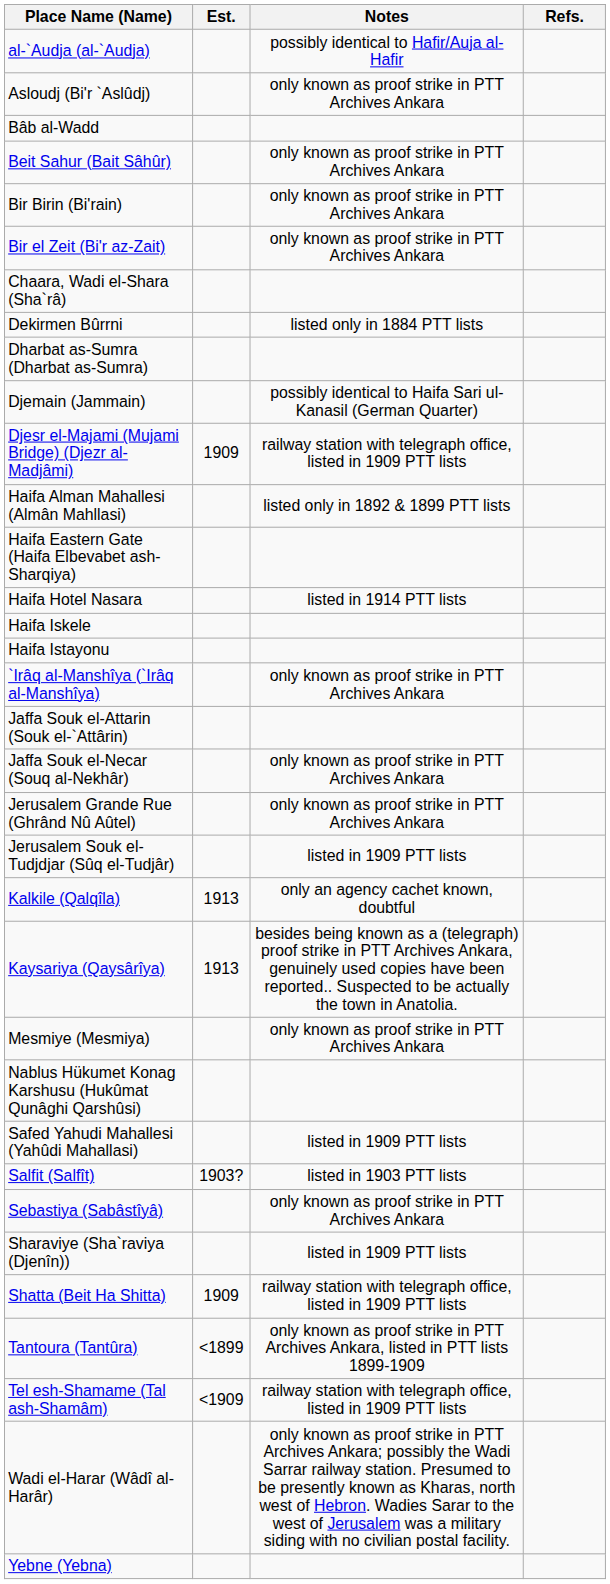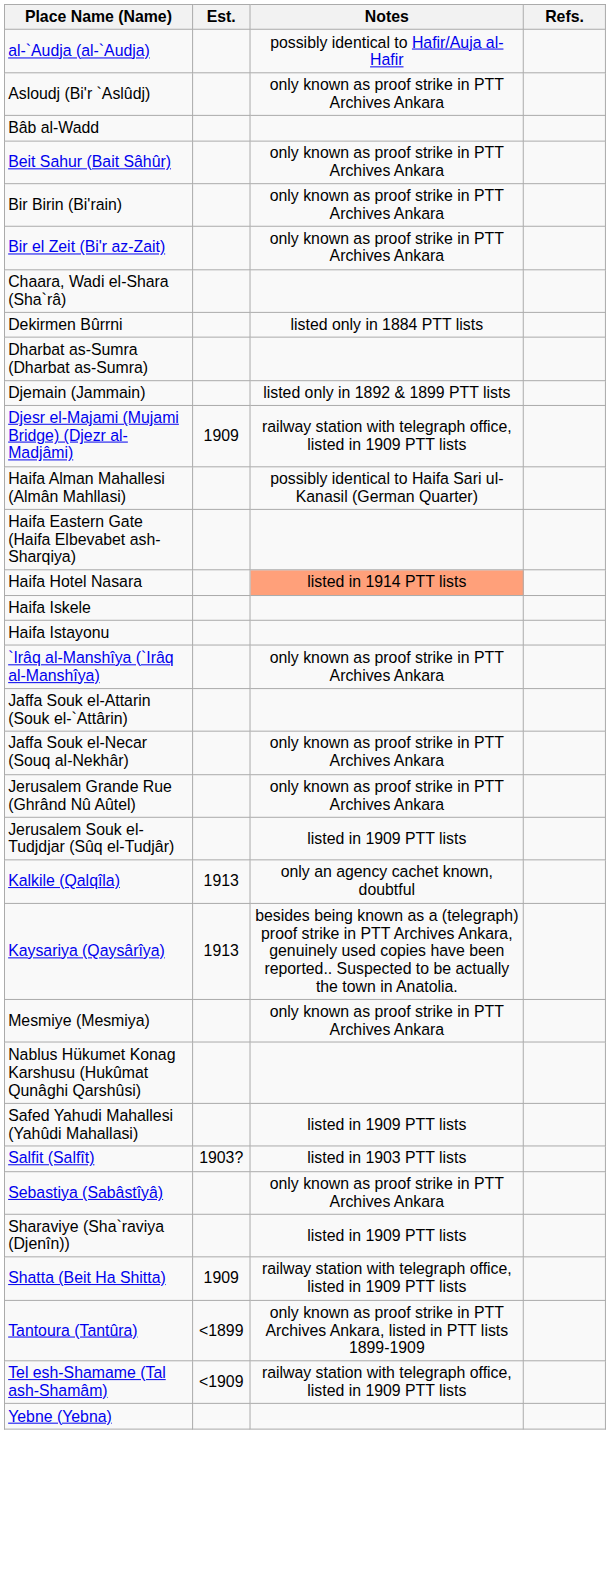(387, 401) possibly identical to Haifa Sari ul-Kanasil (German Quarter) -> (387, 393) listed only in 1892 & 1899 PTT lists
(387, 505) listed only in 1892 & 1899 PTT lists -> (387, 487) possibly identical to Haifa Sari ul-Kanasil (German Quarter)
(387, 600) no background -> (387, 582) lightsalmon background
- row: (91, 1487)
